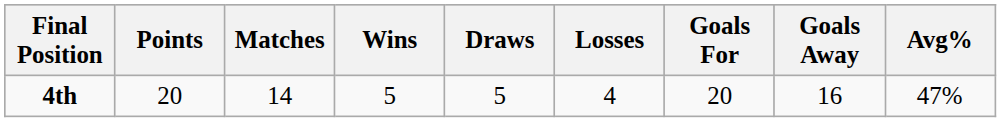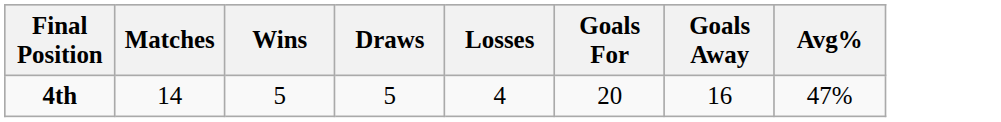- column: (170, 39)
